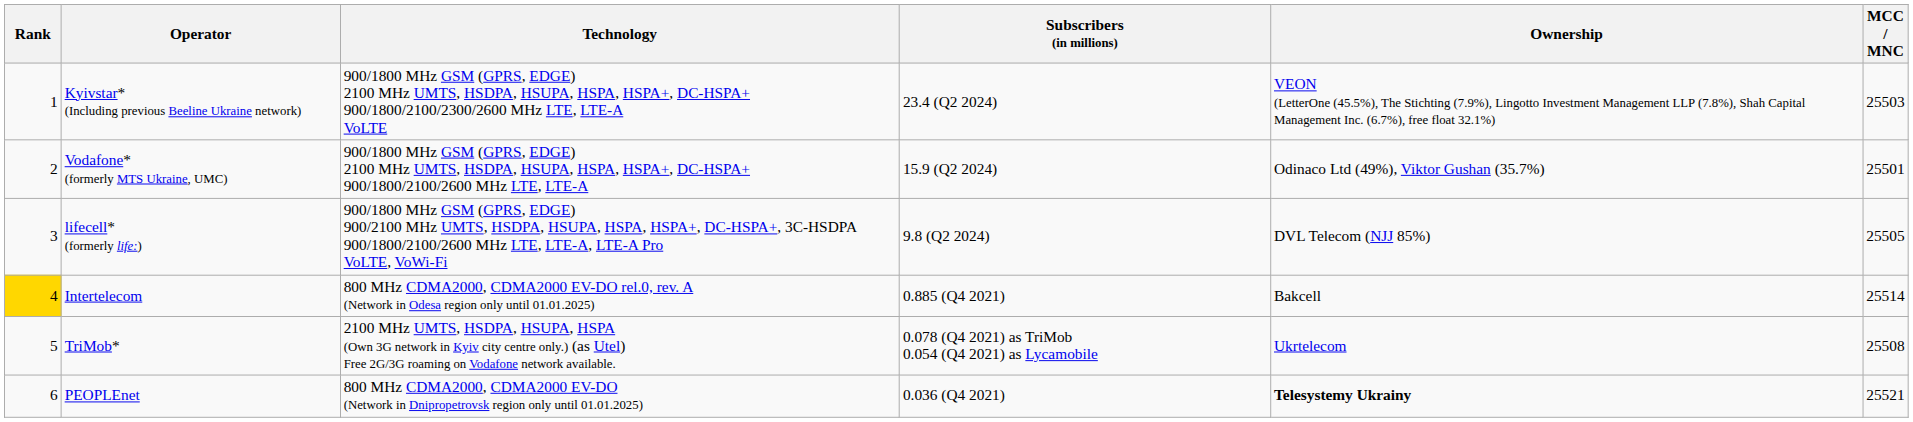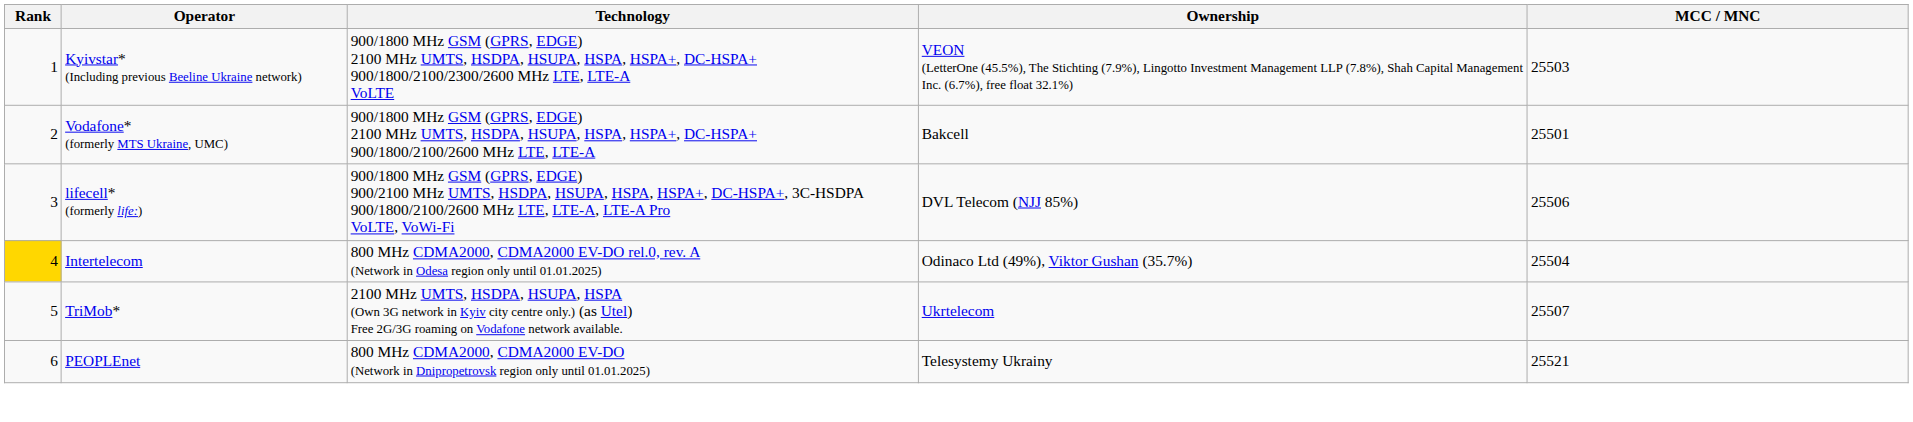- column: (1085, 33)
(1409, 169) Odinaco Ltd (49%), Viktor Gushan (35.7%) -> (945, 134) Bakcell
(1885, 236) 25505 -> (1550, 202) 25506
(1297, 295) Bakcell -> (1057, 260) Odinaco Ltd (49%), Viktor Gushan (35.7%)
(1885, 295) 25514 -> (1550, 260) 25504
(1885, 345) 25508 -> (1550, 311) 25507
(1343, 396) bold -> (987, 361) normal
